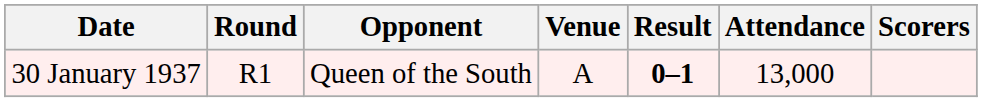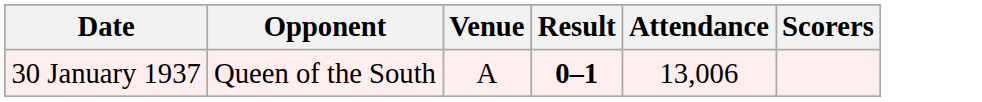- column: (255, 27)
(795, 72) 13,000 -> (699, 72) 13,006
